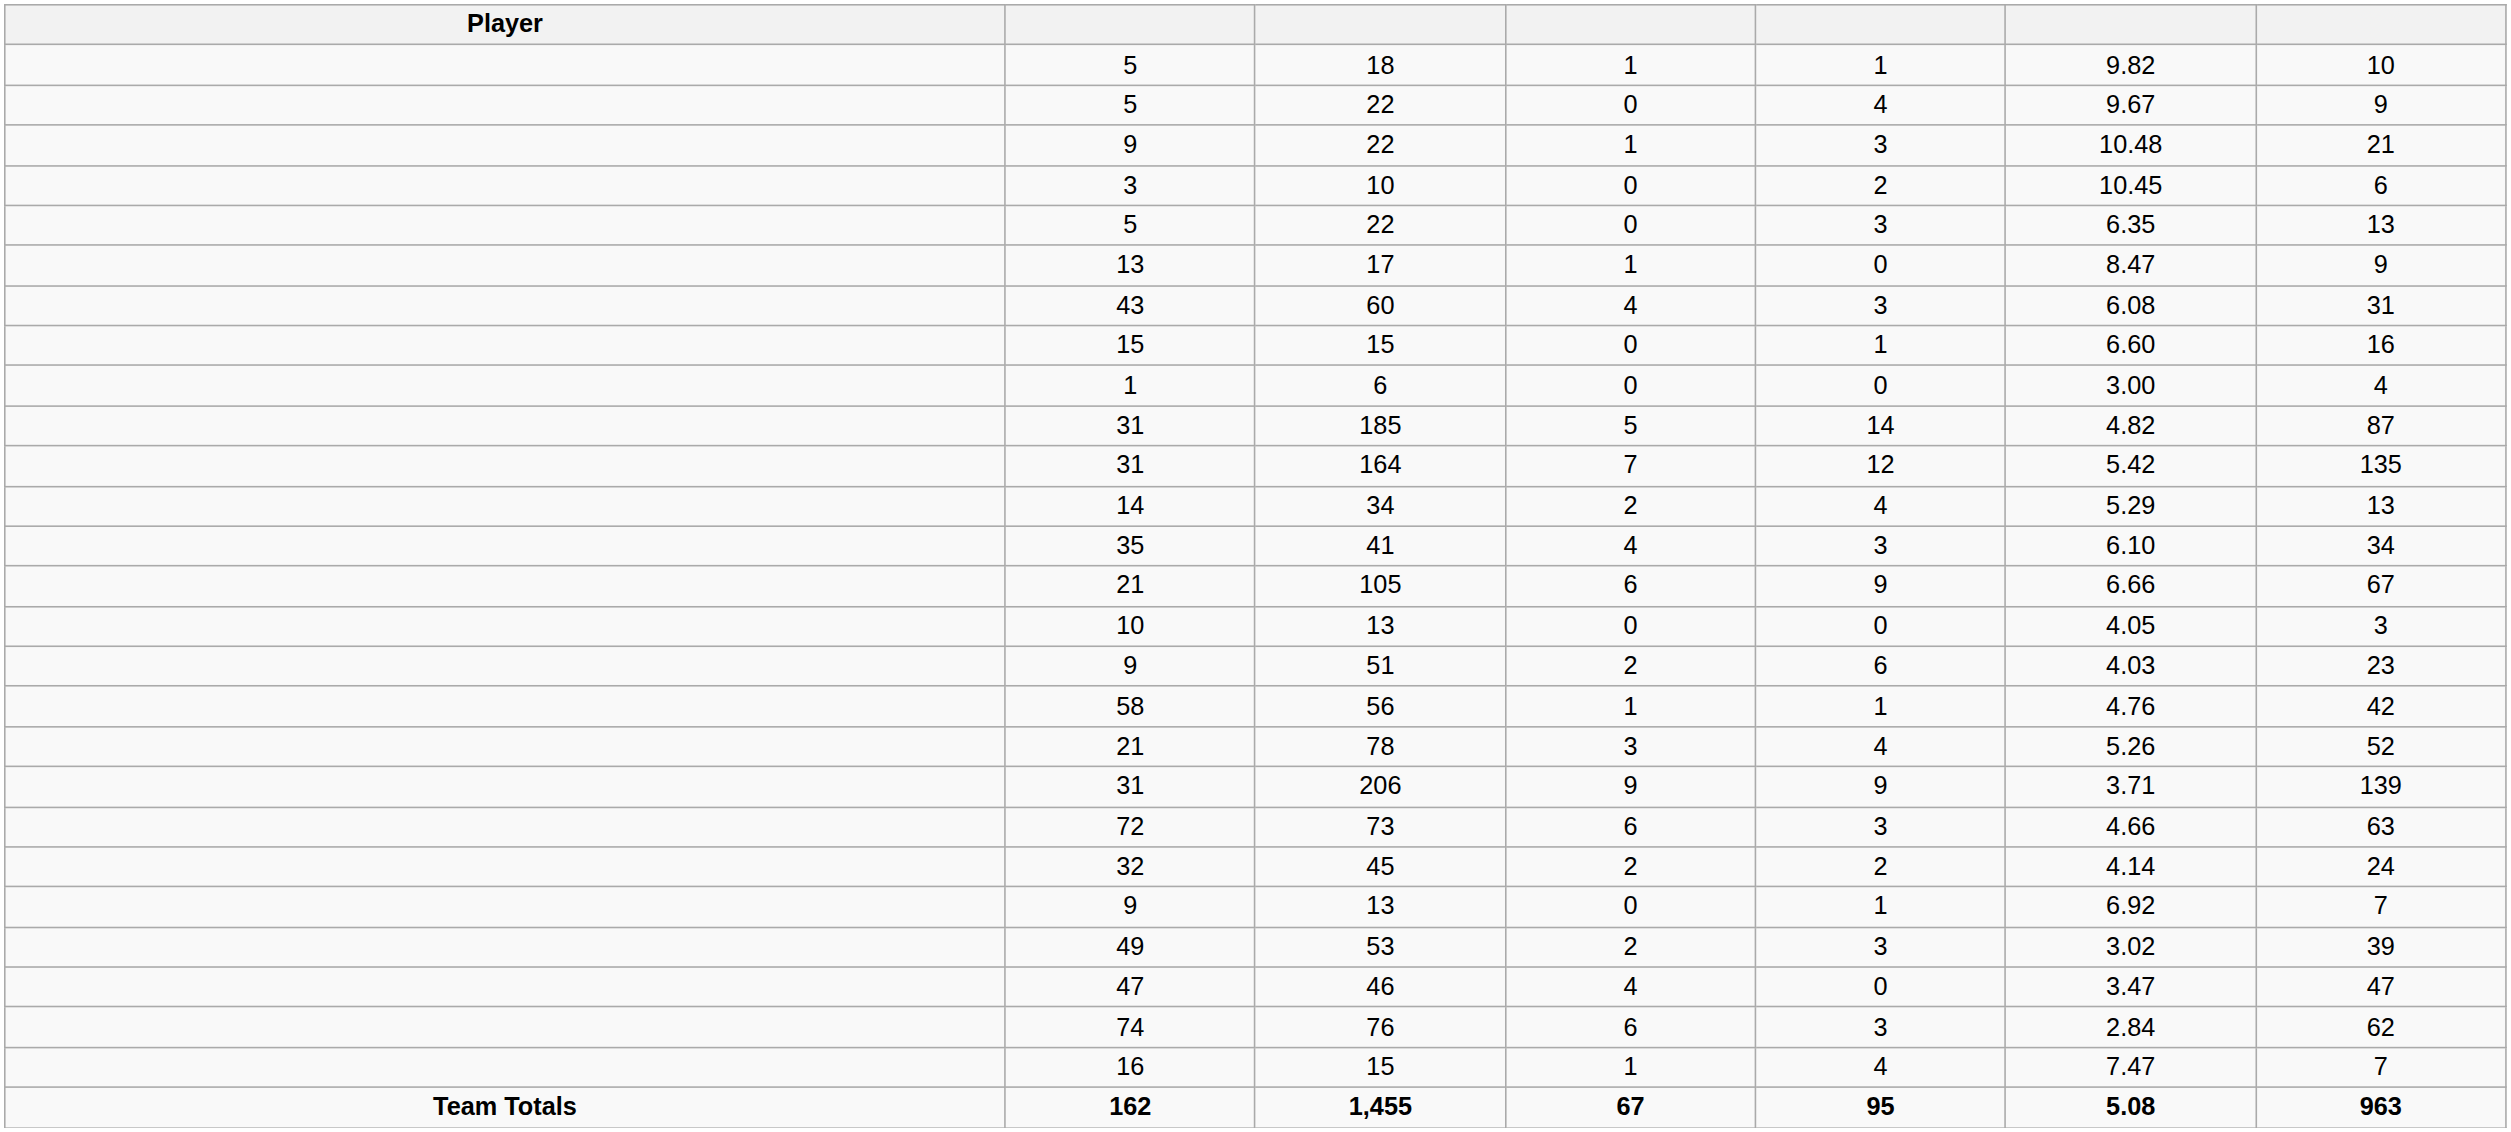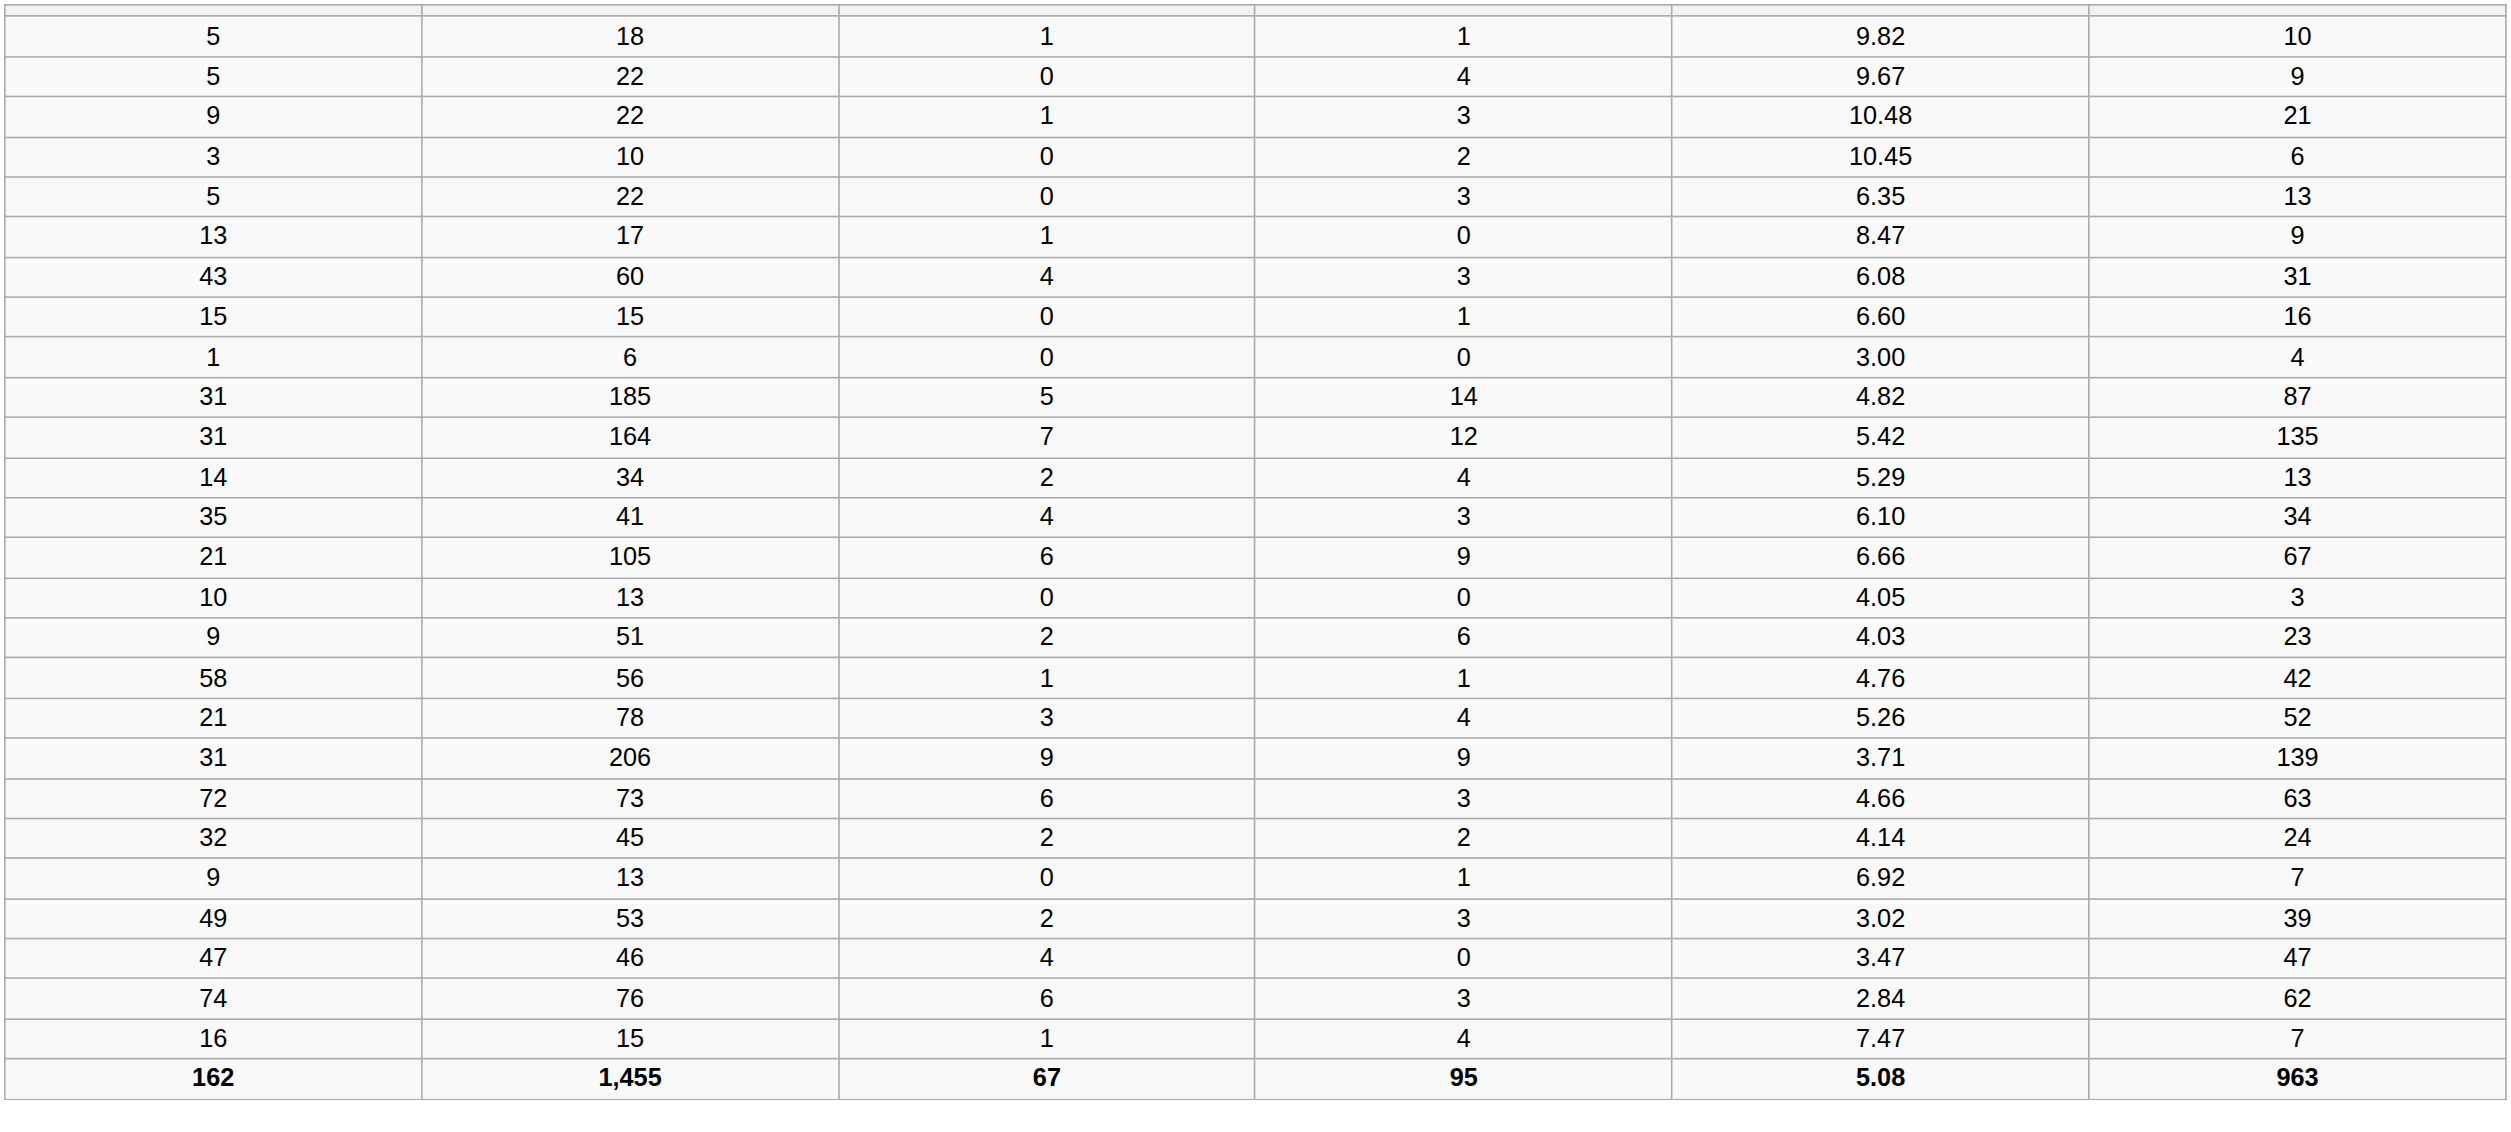- column: (505, 24)
